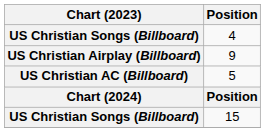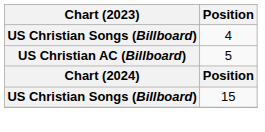- row: (232, 55)
